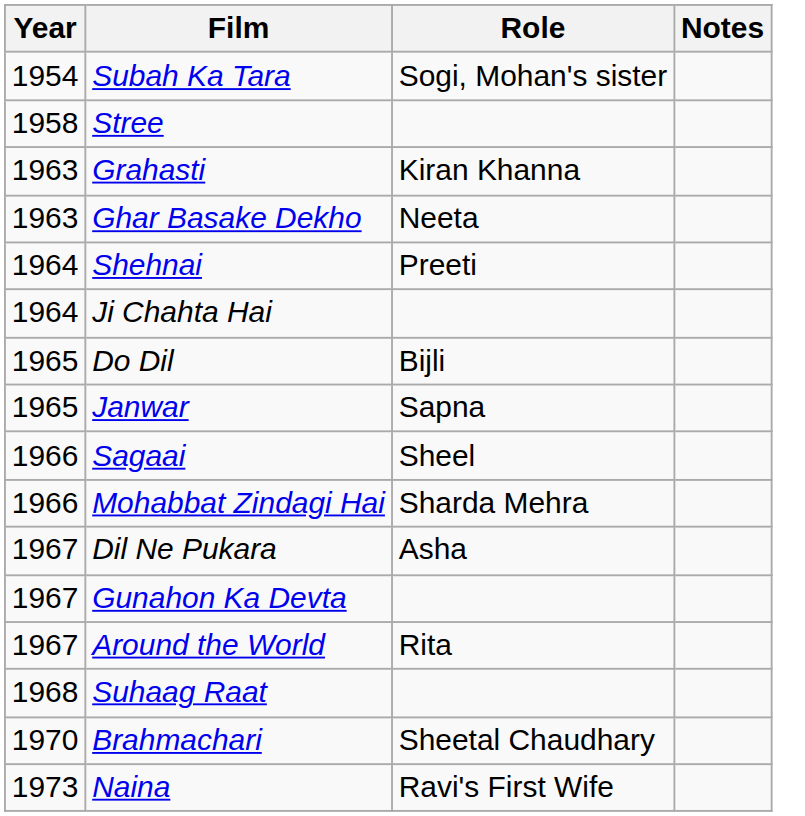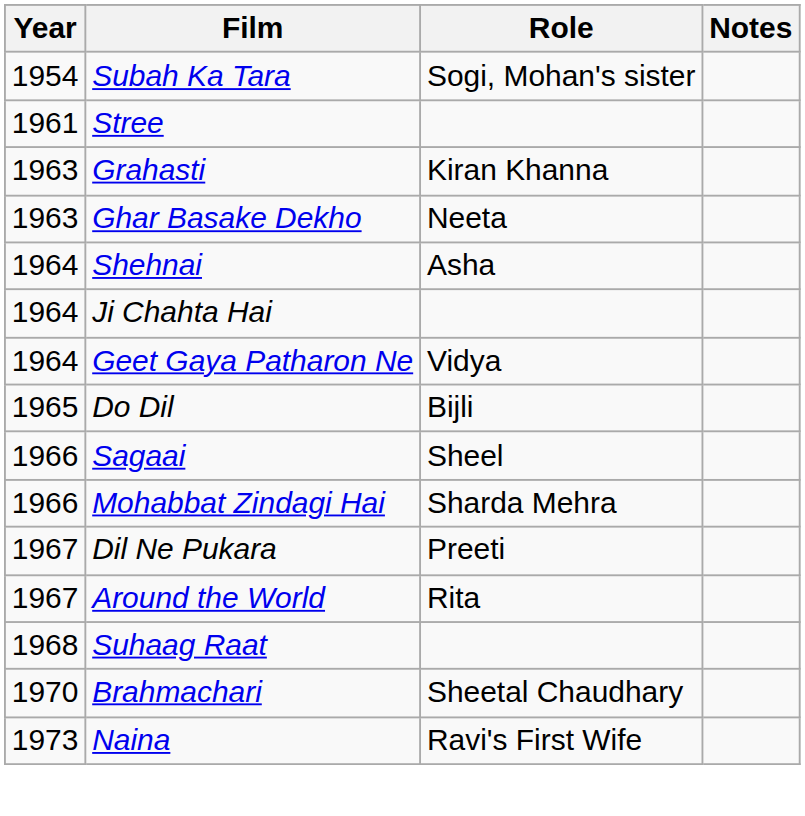(45, 123) 1958 -> (45, 123) 1961
(438, 265) Preeti -> (461, 265) Asha
+ row: (253, 360)
- row: (140, 407)
(433, 550) Asha -> (466, 550) Preeti
- row: (219, 597)
